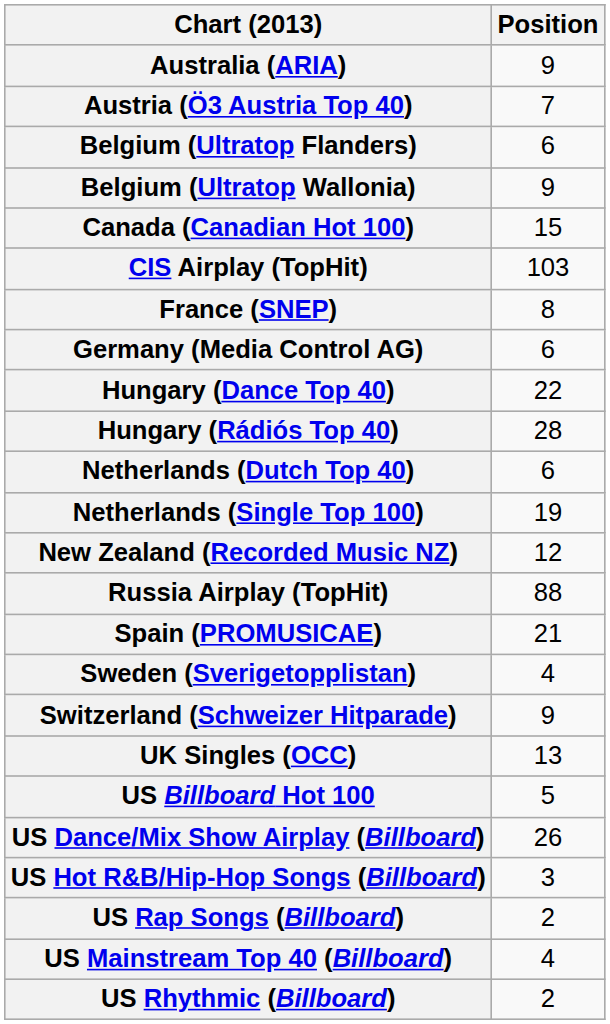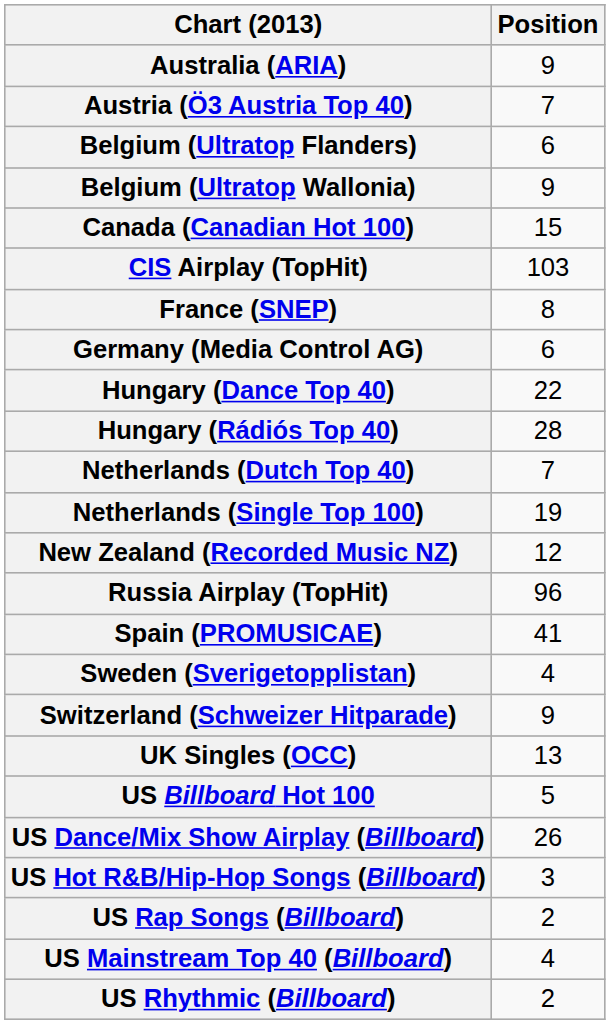(548, 471) 6 -> (548, 471) 7
(548, 593) 88 -> (548, 593) 96
(548, 633) 21 -> (548, 633) 41
